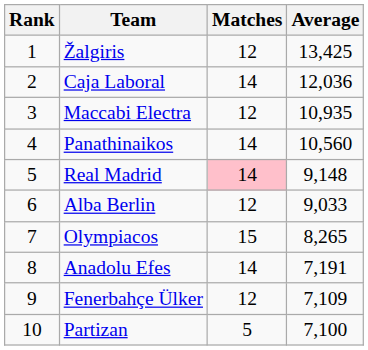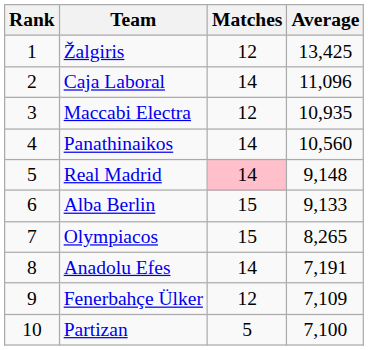(325, 81) 12,036 -> (325, 81) 11,096
(247, 205) 12 -> (247, 205) 15
(325, 205) 9,033 -> (325, 205) 9,133
